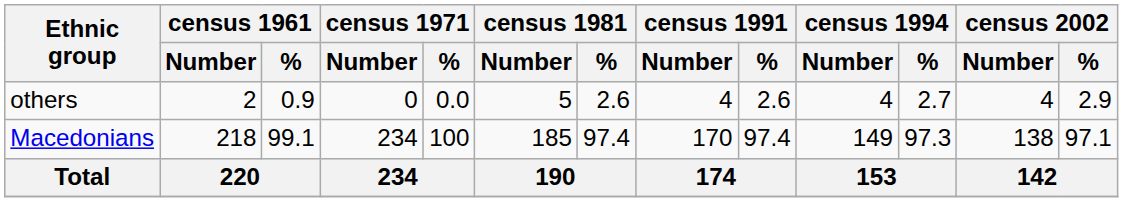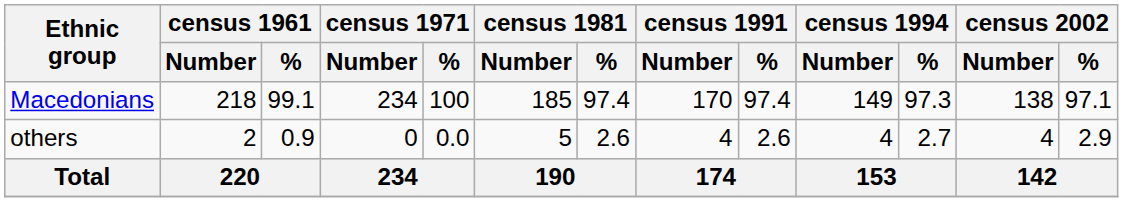rows swapped: (82, 138) <-> (44, 100)
